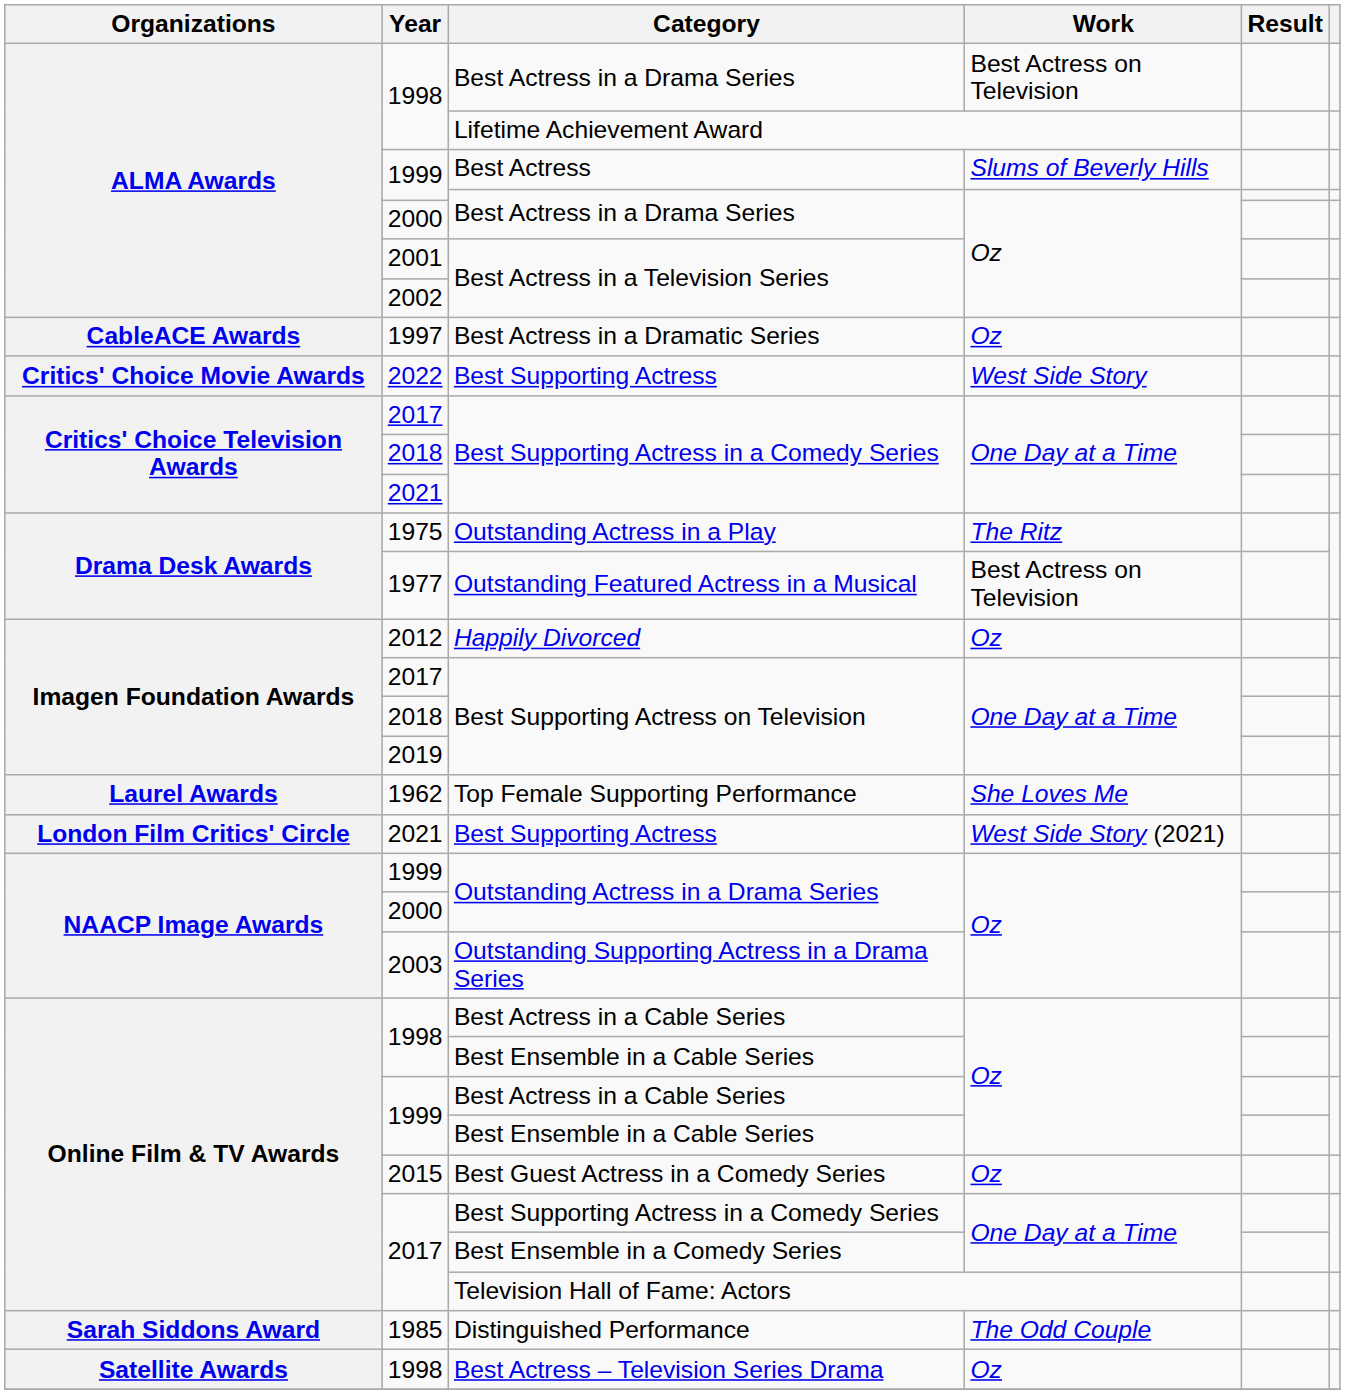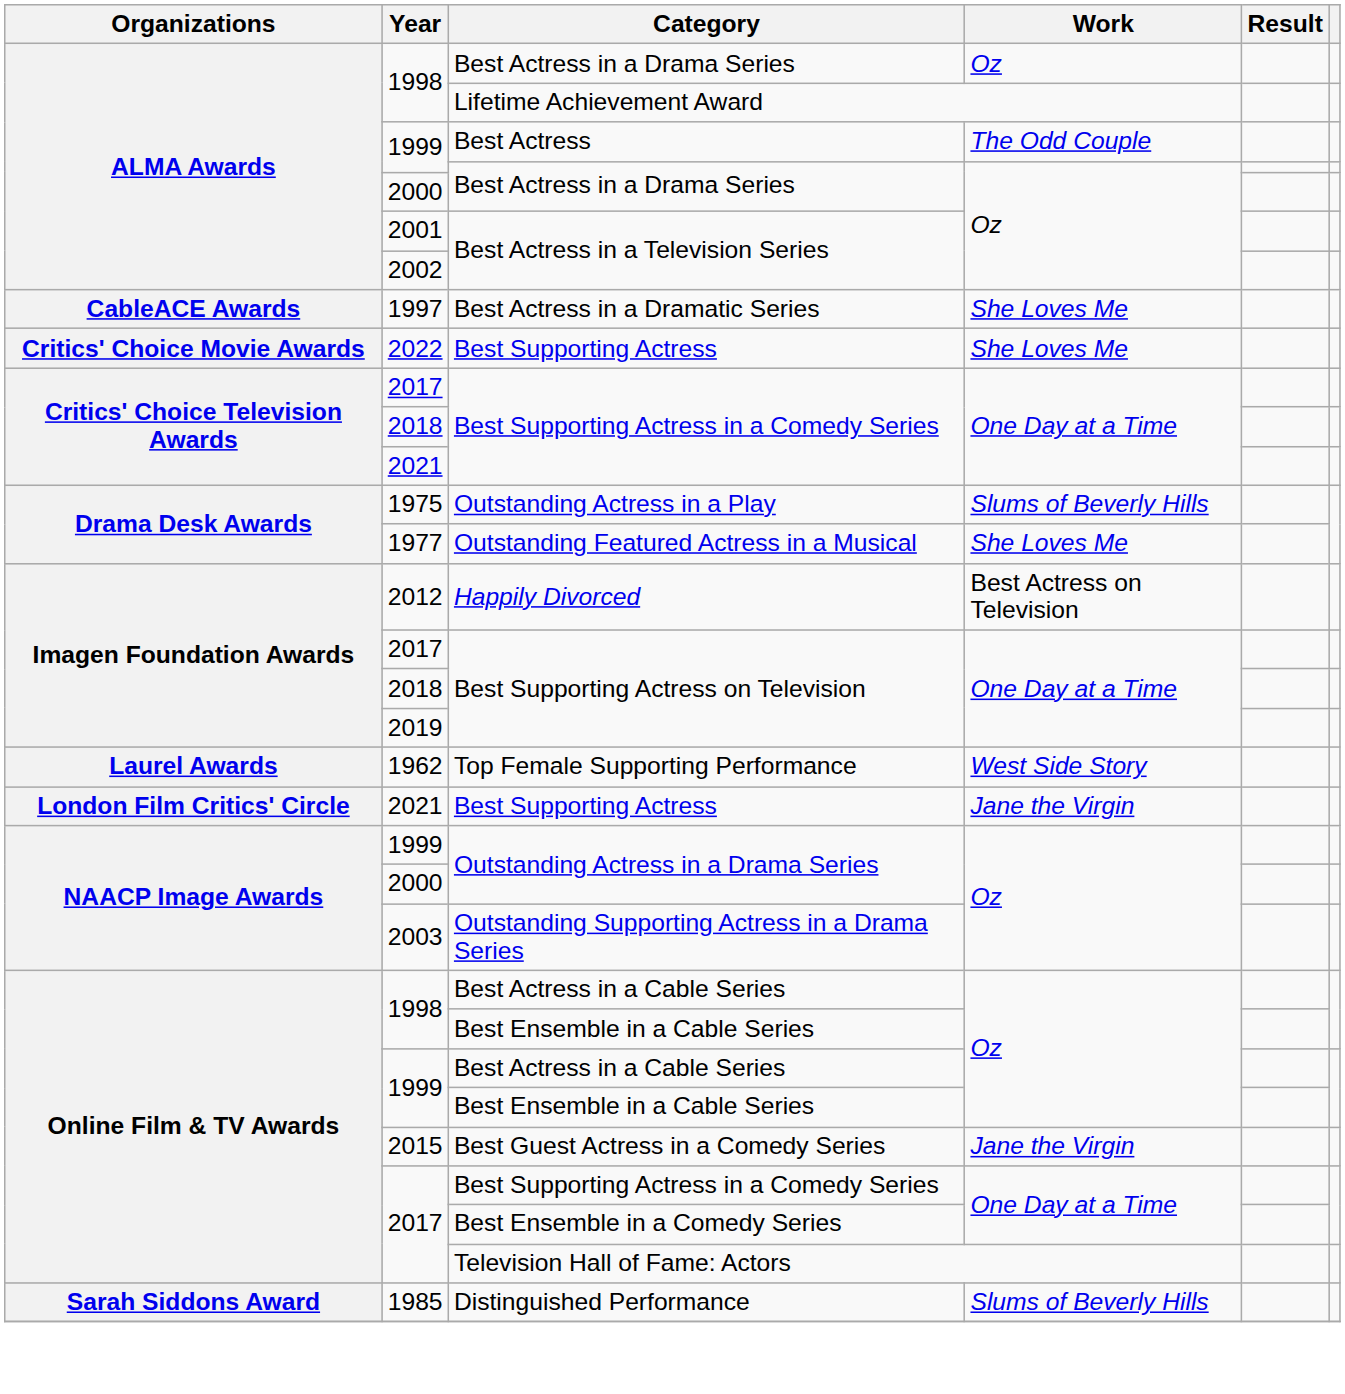(1056, 76) Best Actress on Television -> (986, 63) Oz
(1090, 168) Slums of Beverly Hills -> (1061, 141) The Odd Couple
(986, 336) Oz -> (1049, 308) She Loves Me
(1059, 375) West Side Story -> (1049, 348) She Loves Me
(1016, 532) The Ritz -> (1090, 504) Slums of Beverly Hills
(1056, 584) Best Actress on Television -> (1049, 543) She Loves Me
(986, 637) Oz -> (1056, 596) Best Actress on Television
(1049, 794) She Loves Me -> (1059, 766) West Side Story
(1098, 833) West Side Story (2021) -> (1052, 805) Jane the Virgin
(986, 1173) Oz -> (1052, 1145) Jane the Virgin
(1061, 1329) The Odd Couple -> (1090, 1302) Slums of Beverly Hills
- row: (415, 1369)
